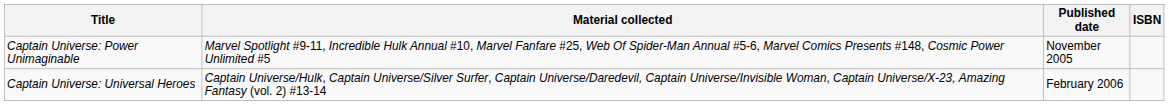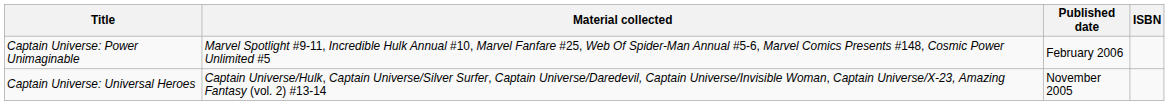(1074, 52) November 2005 -> (1085, 52) February 2006
(1085, 84) February 2006 -> (1074, 84) November 2005
